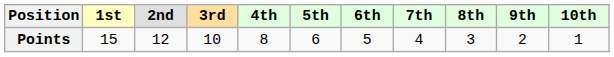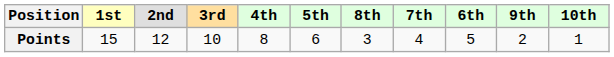columns swapped: (367, 16) <-> (471, 16)
